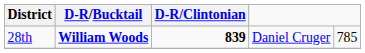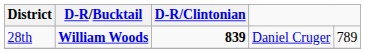(347, 37) 785 -> (347, 37) 789
